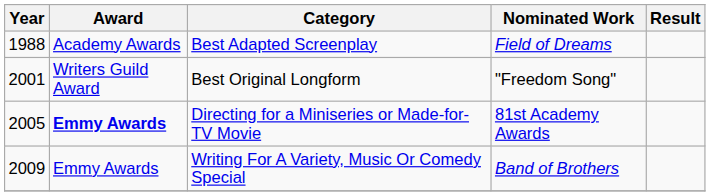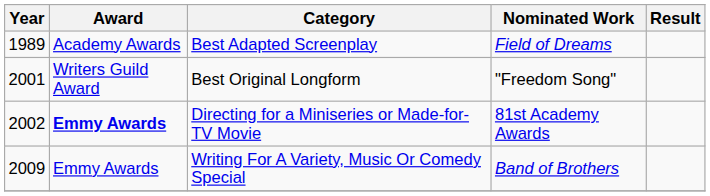(27, 44) 1988 -> (27, 44) 1989
(27, 124) 2005 -> (27, 124) 2002
